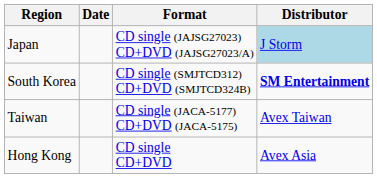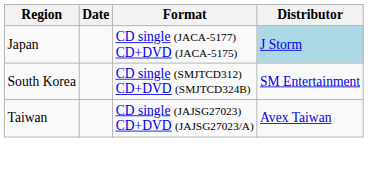(185, 44) CD single (JAJSG27023) CD+DVD (JAJSG27023/A) -> (177, 44) CD single (JACA-5177) CD+DVD (JACA-5175)
(315, 81) bold -> (310, 81) normal
(177, 118) CD single (JACA-5177) CD+DVD (JACA-5175) -> (185, 118) CD single (JAJSG27023) CD+DVD (JAJSG27023/A)
- row: (39, 155)
